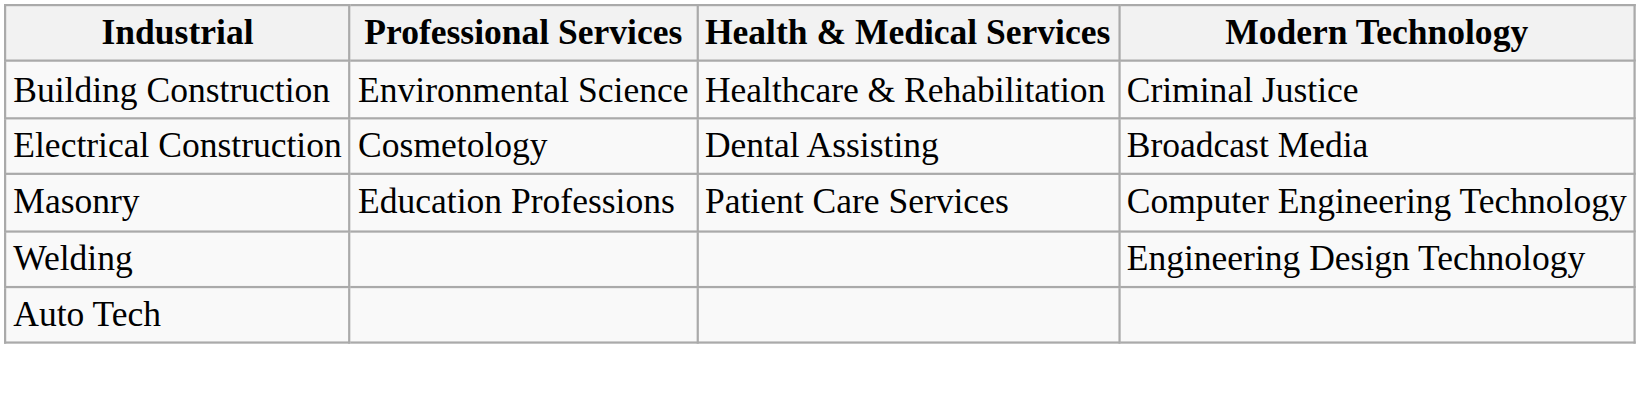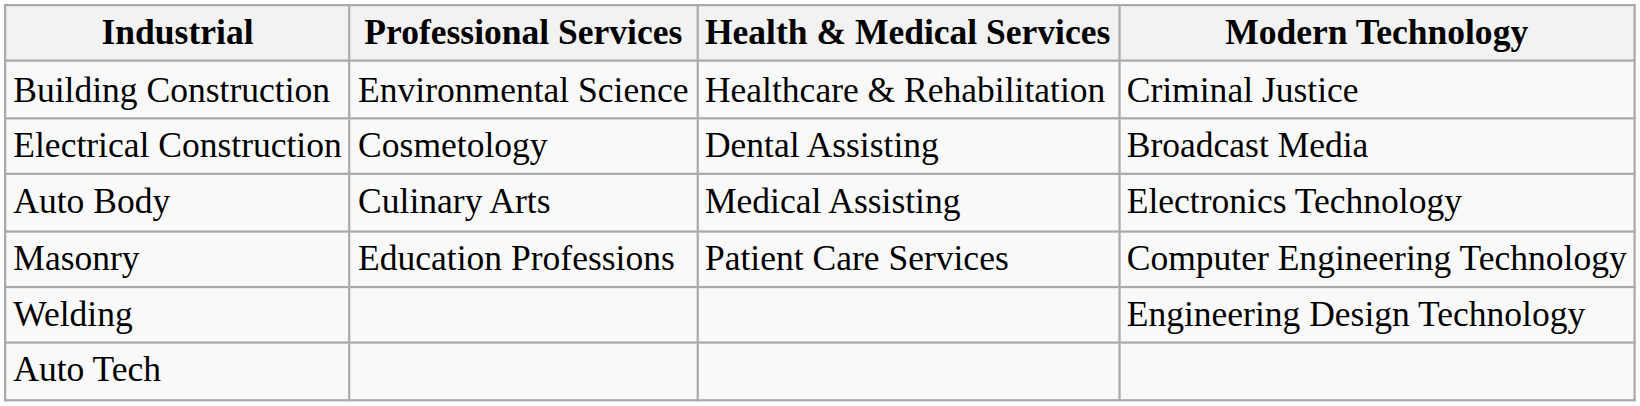+ row: (92, 201)
